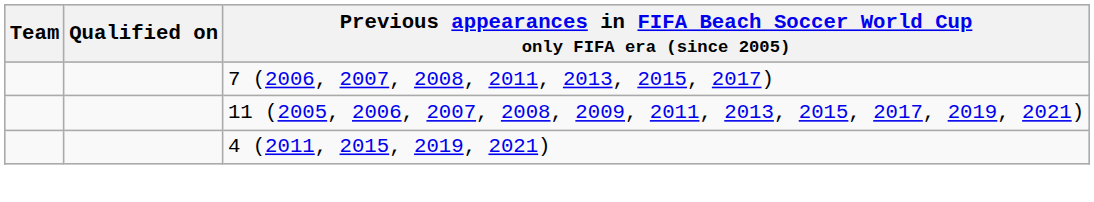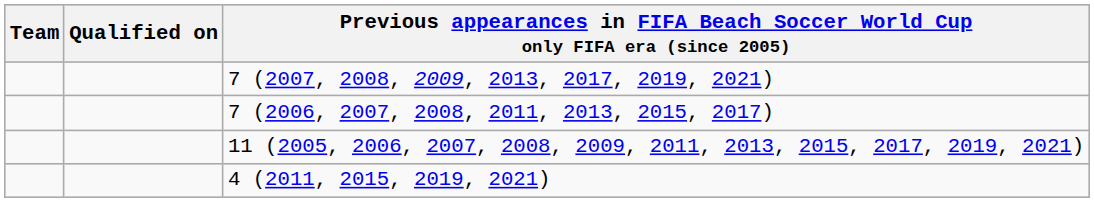+ row: (501, 79)
